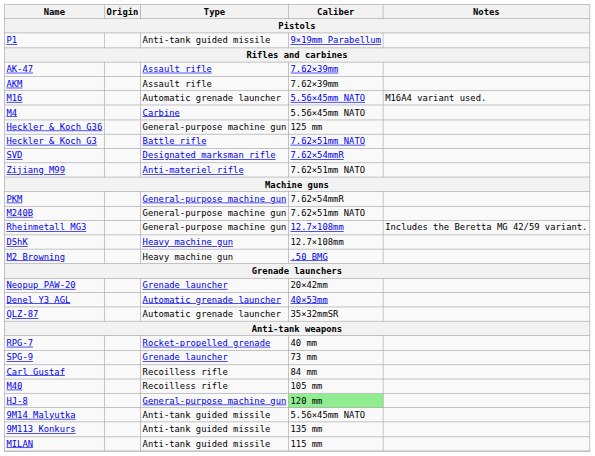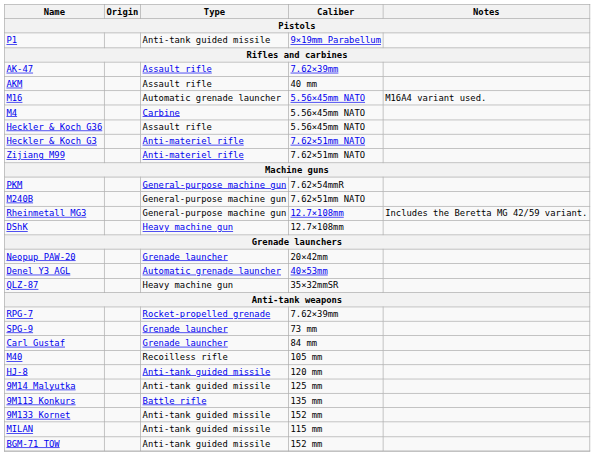(314, 84) 7.62×39mm -> (304, 84) 40 mm
(214, 127) General-purpose machine gun -> (177, 127) Assault rifle
(306, 127) 125 mm -> (328, 127) 5.56×45mm NATO
(175, 141) Battle rifle -> (193, 141) Anti-materiel rifle
- row: (14, 156)
- row: (36, 256)
(212, 314) Automatic grenade launcher -> (188, 285) Heavy machine gun
(304, 343) 40 mm -> (314, 314) 7.62×39mm
(185, 372) Recoilless rifle -> (185, 343) Grenade launcher
(214, 401) General-purpose machine gun -> (206, 372) Anti-tank guided missile
(306, 401) lightgreen background -> (306, 372) no background
(328, 415) 5.56×45mm NATO -> (306, 386) 125 mm
(206, 429) Anti-tank guided missile -> (175, 401) Battle rifle
+ row: (38, 415)
+ row: (33, 444)
